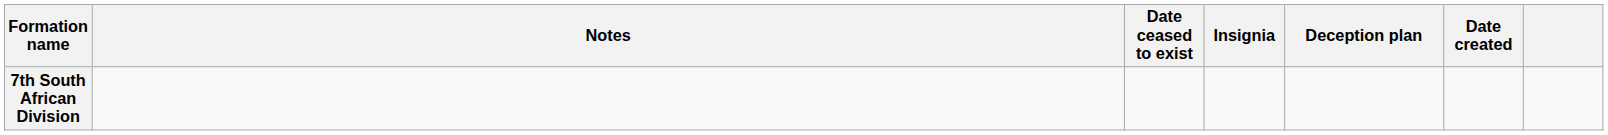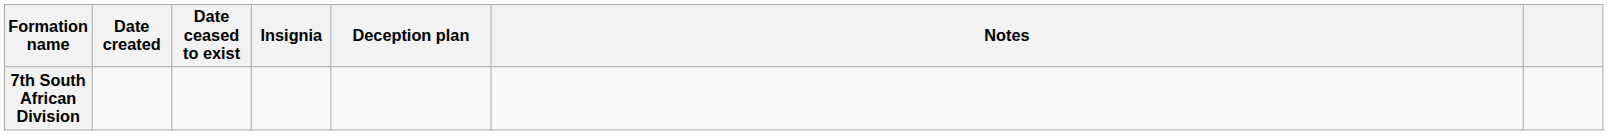columns swapped: (1483, 35) <-> (608, 35)
